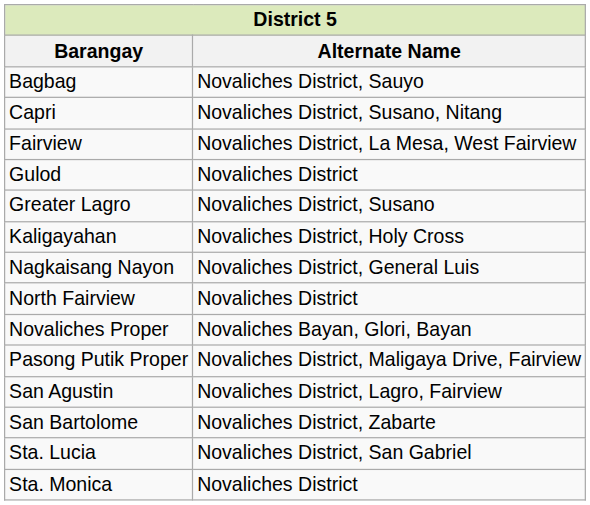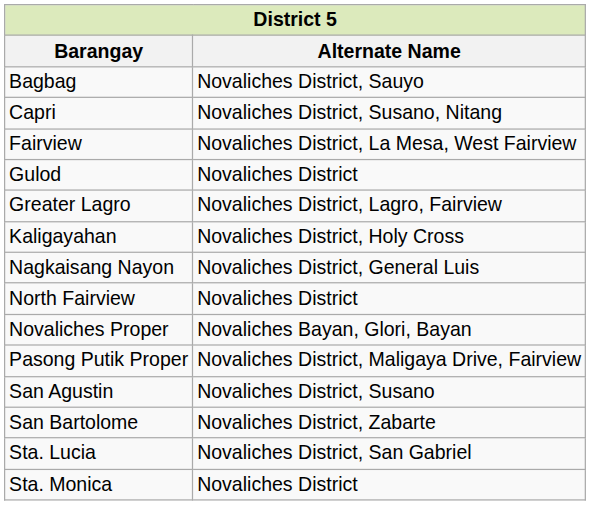(316, 205) Novaliches District, Susano -> (350, 205) Novaliches District, Lagro, Fairview
(350, 391) Novaliches District, Lagro, Fairview -> (316, 391) Novaliches District, Susano
